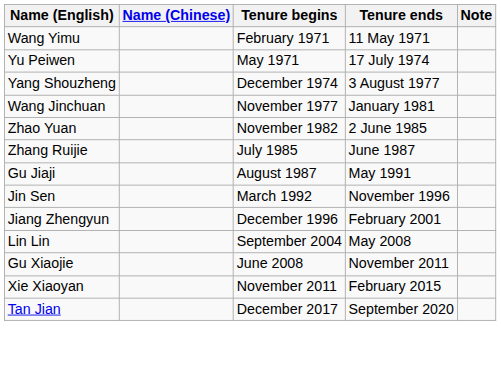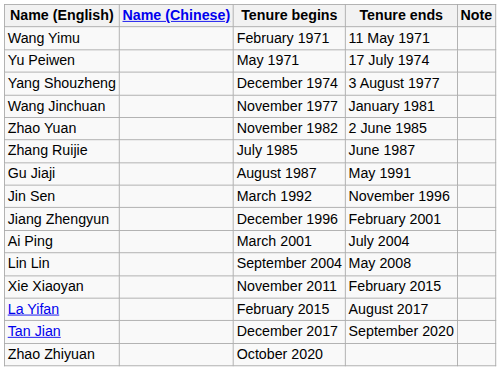+ row: (30, 241)
- row: (41, 264)
+ row: (33, 309)
+ row: (51, 354)
